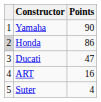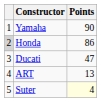(90, 74) 16 -> (90, 74) 13
(92, 90) no background -> (92, 90) lightyellow background
